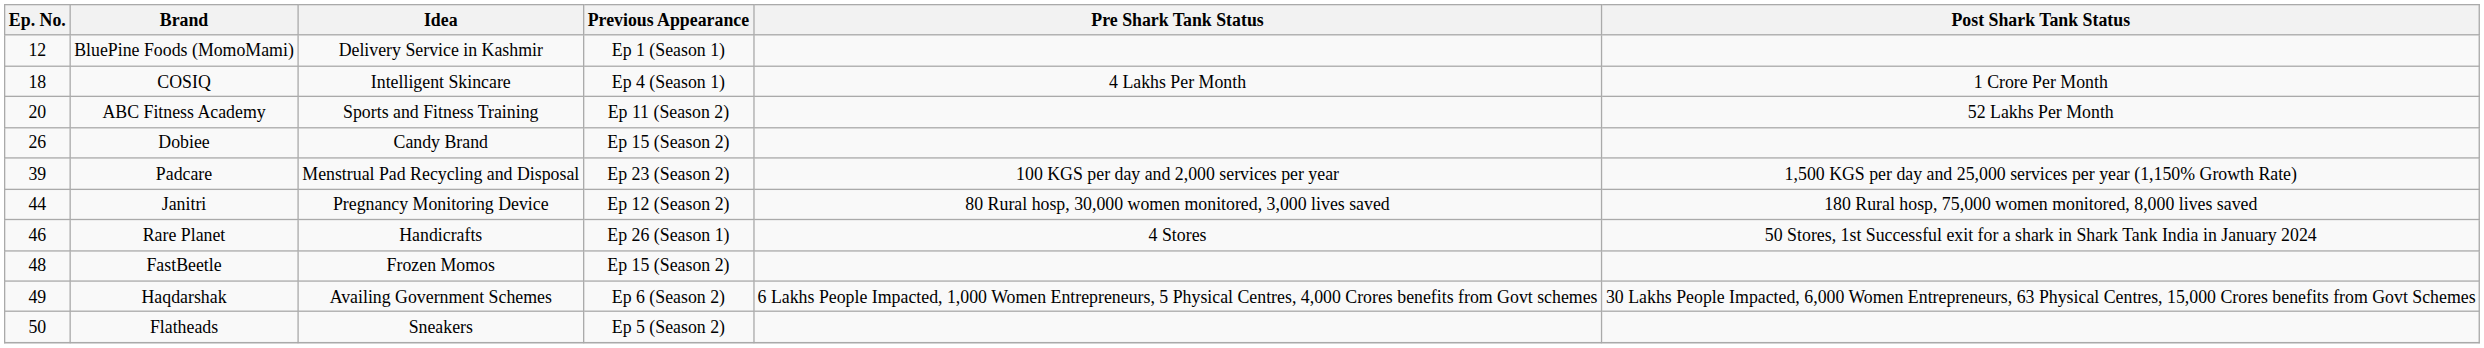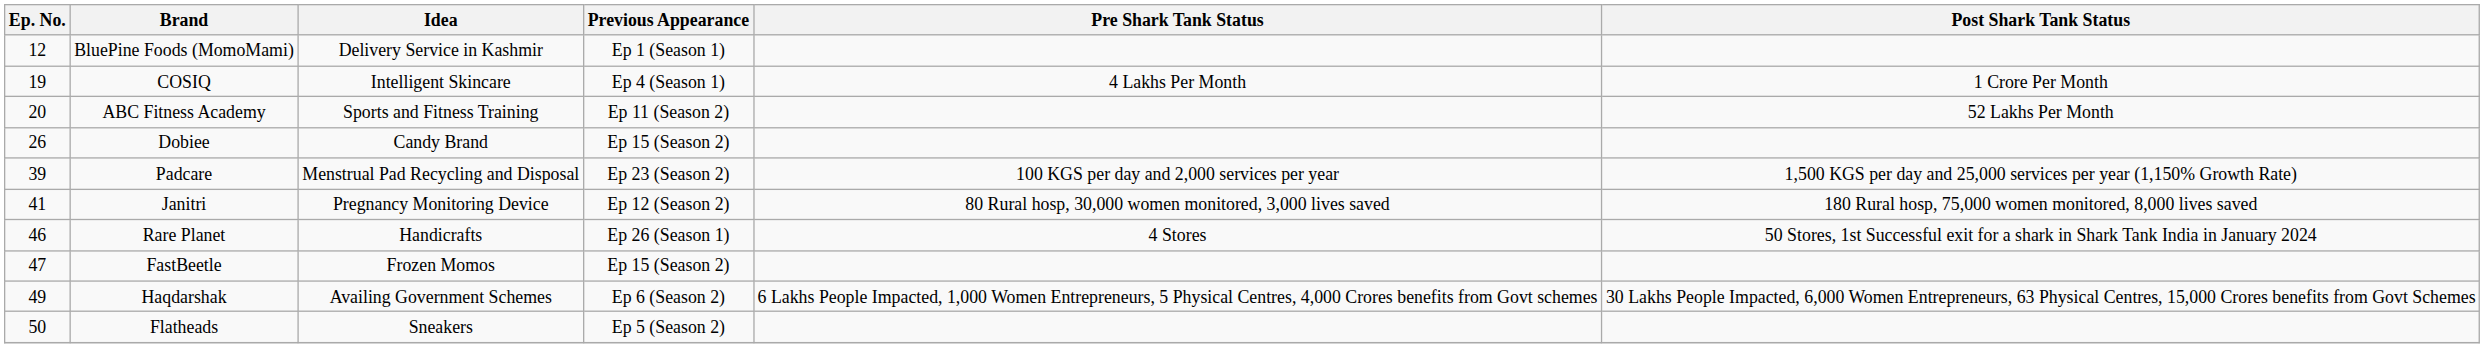(37, 81) 18 -> (37, 81) 19
(37, 204) 44 -> (37, 204) 41
(37, 265) 48 -> (37, 265) 47
